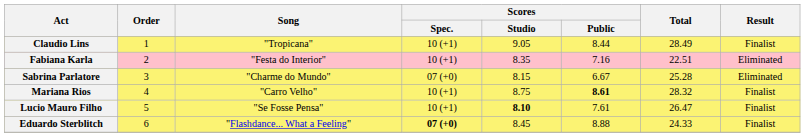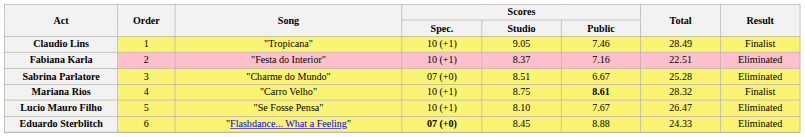(601, 44) 8.44 -> (601, 44) 7.46
(521, 60) 8.35 -> (521, 60) 8.37
(521, 76) 8.15 -> (521, 76) 8.51
(521, 108) bold -> (521, 108) normal
(601, 108) 7.61 -> (601, 108) 7.67
(760, 108) Finalist -> (760, 108) Eliminated
(760, 124) Finalist -> (760, 124) Eliminated
